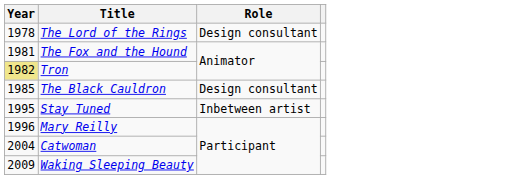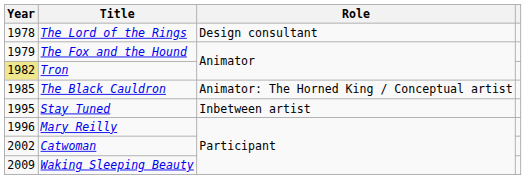(21, 52) 1981 -> (21, 52) 1979
(259, 89) Design consultant -> (356, 89) Animator: The Horned King / Conceptual artist
(21, 146) 2004 -> (21, 146) 2002
